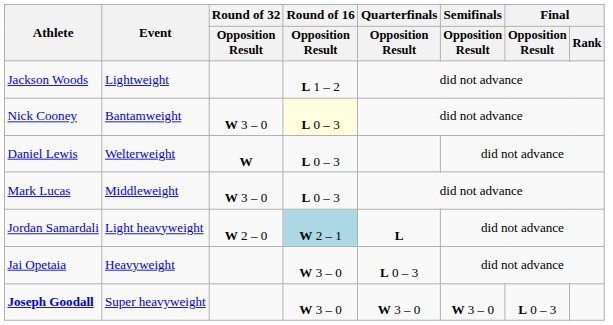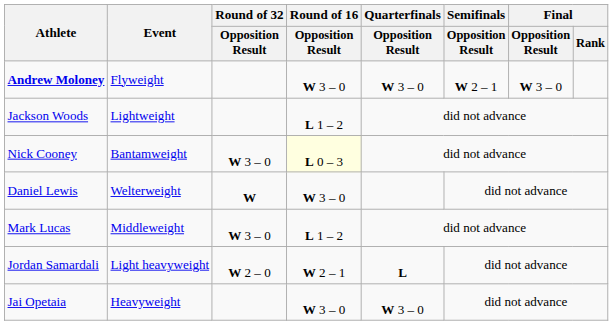+ row: (56, 80)
(321, 161) L 0 – 3 -> (324, 199) W 3 – 0
(321, 199) L 0 – 3 -> (324, 236) L 1 – 2
(321, 236) lightblue background -> (324, 273) no background
(399, 273) L 0 – 3 -> (403, 310) W 3 – 0
- row: (51, 302)
